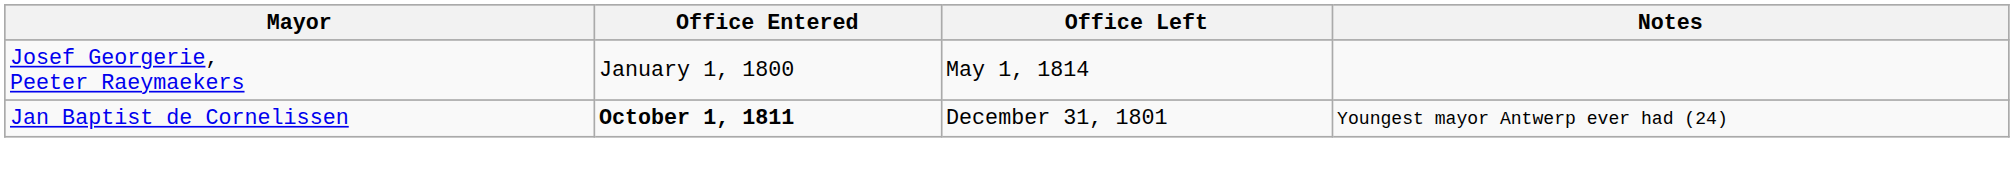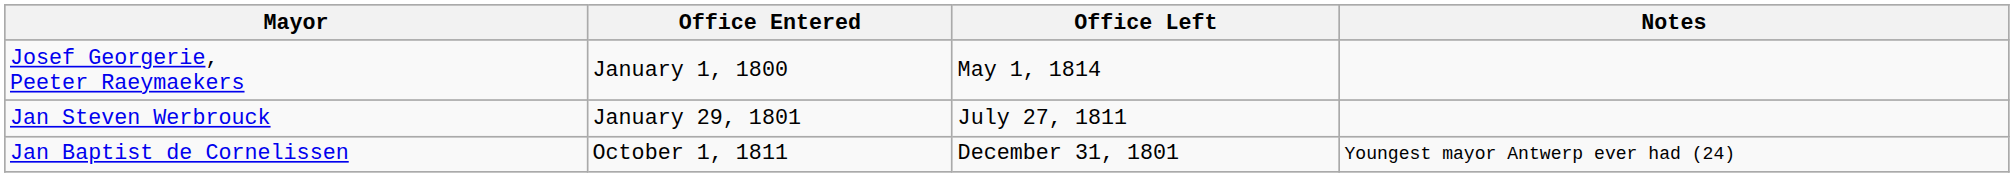+ row: (140, 118)
(697, 118) bold -> (690, 154) normal
